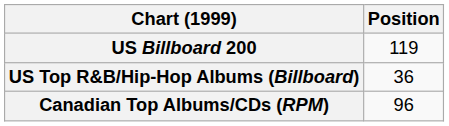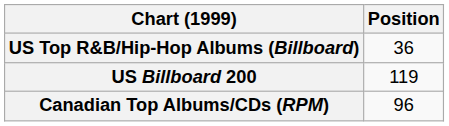rows swapped: (184, 47) <-> (184, 76)
